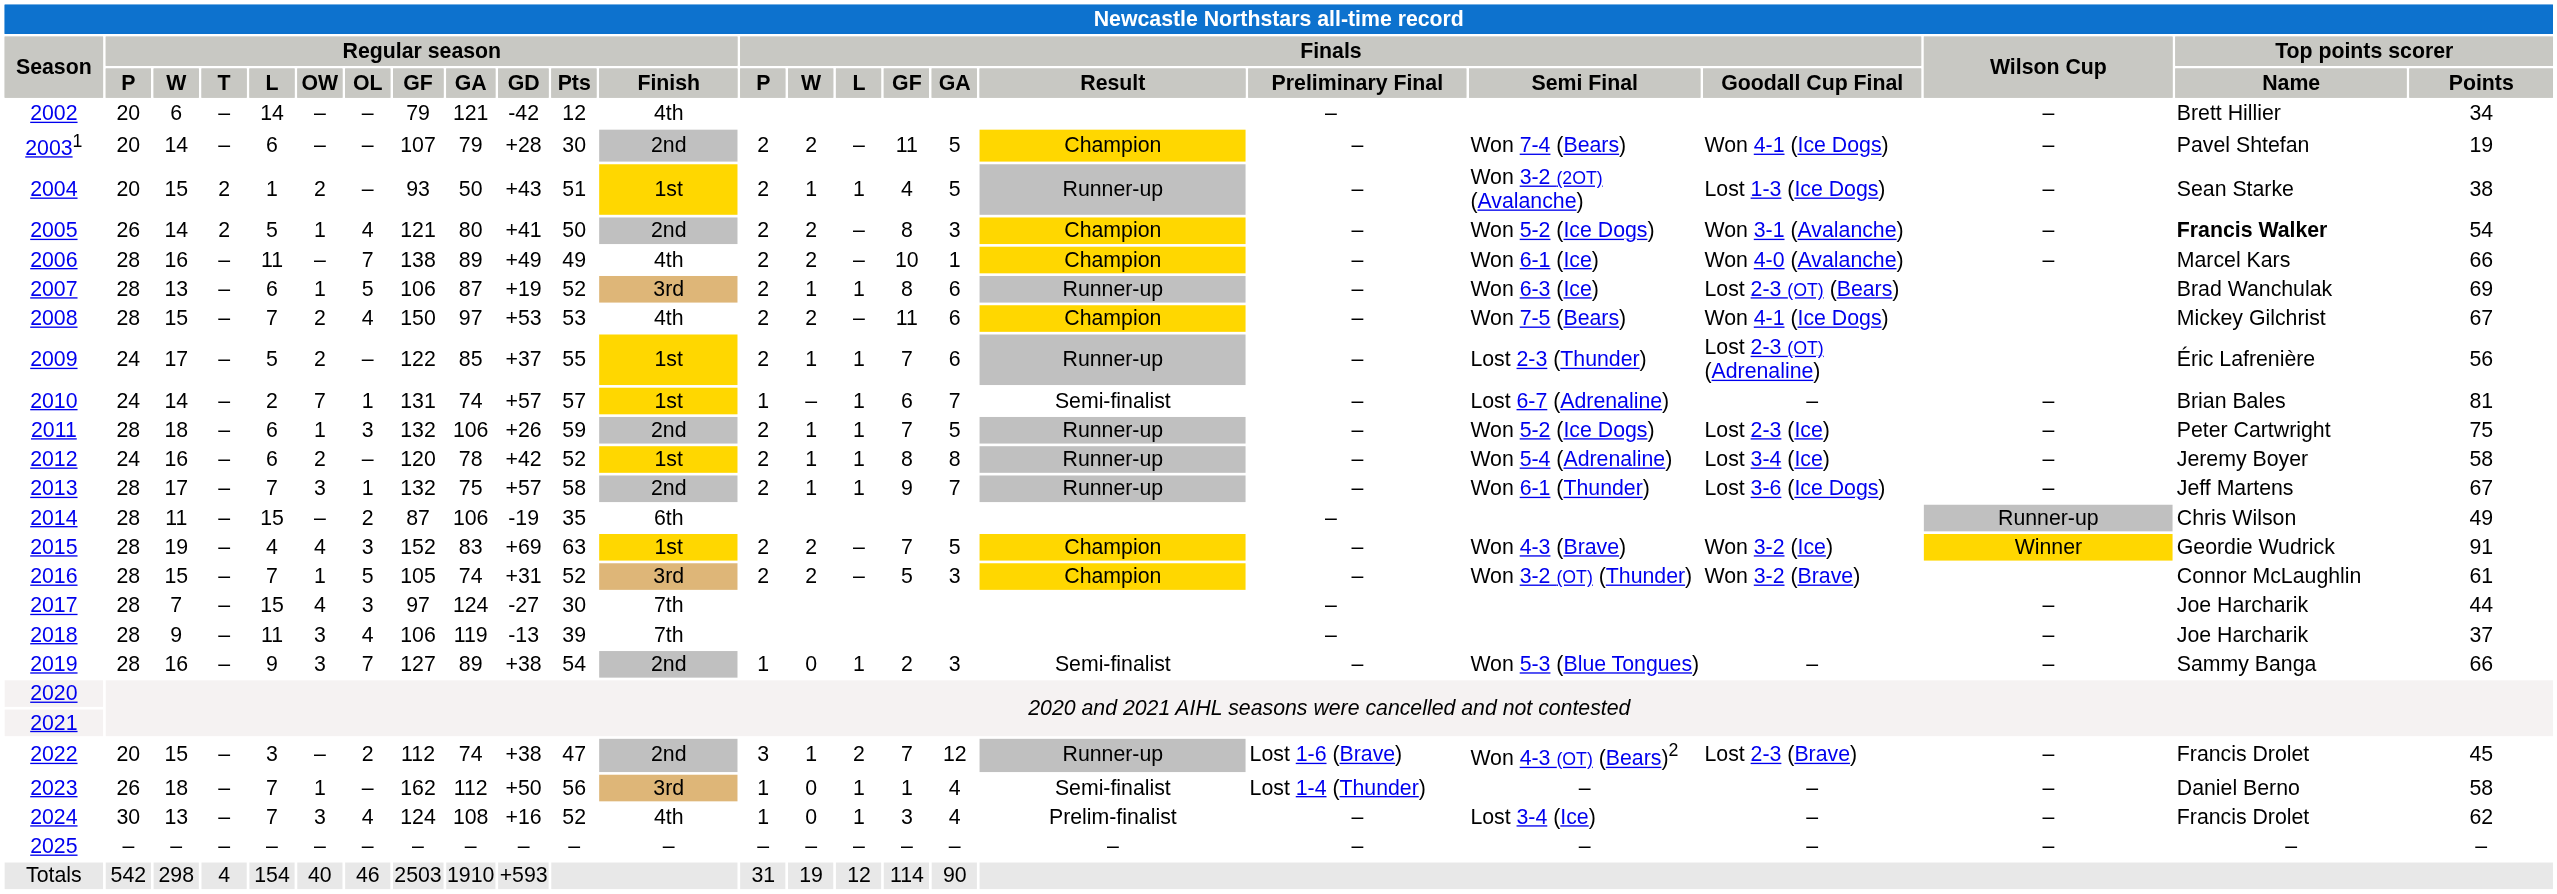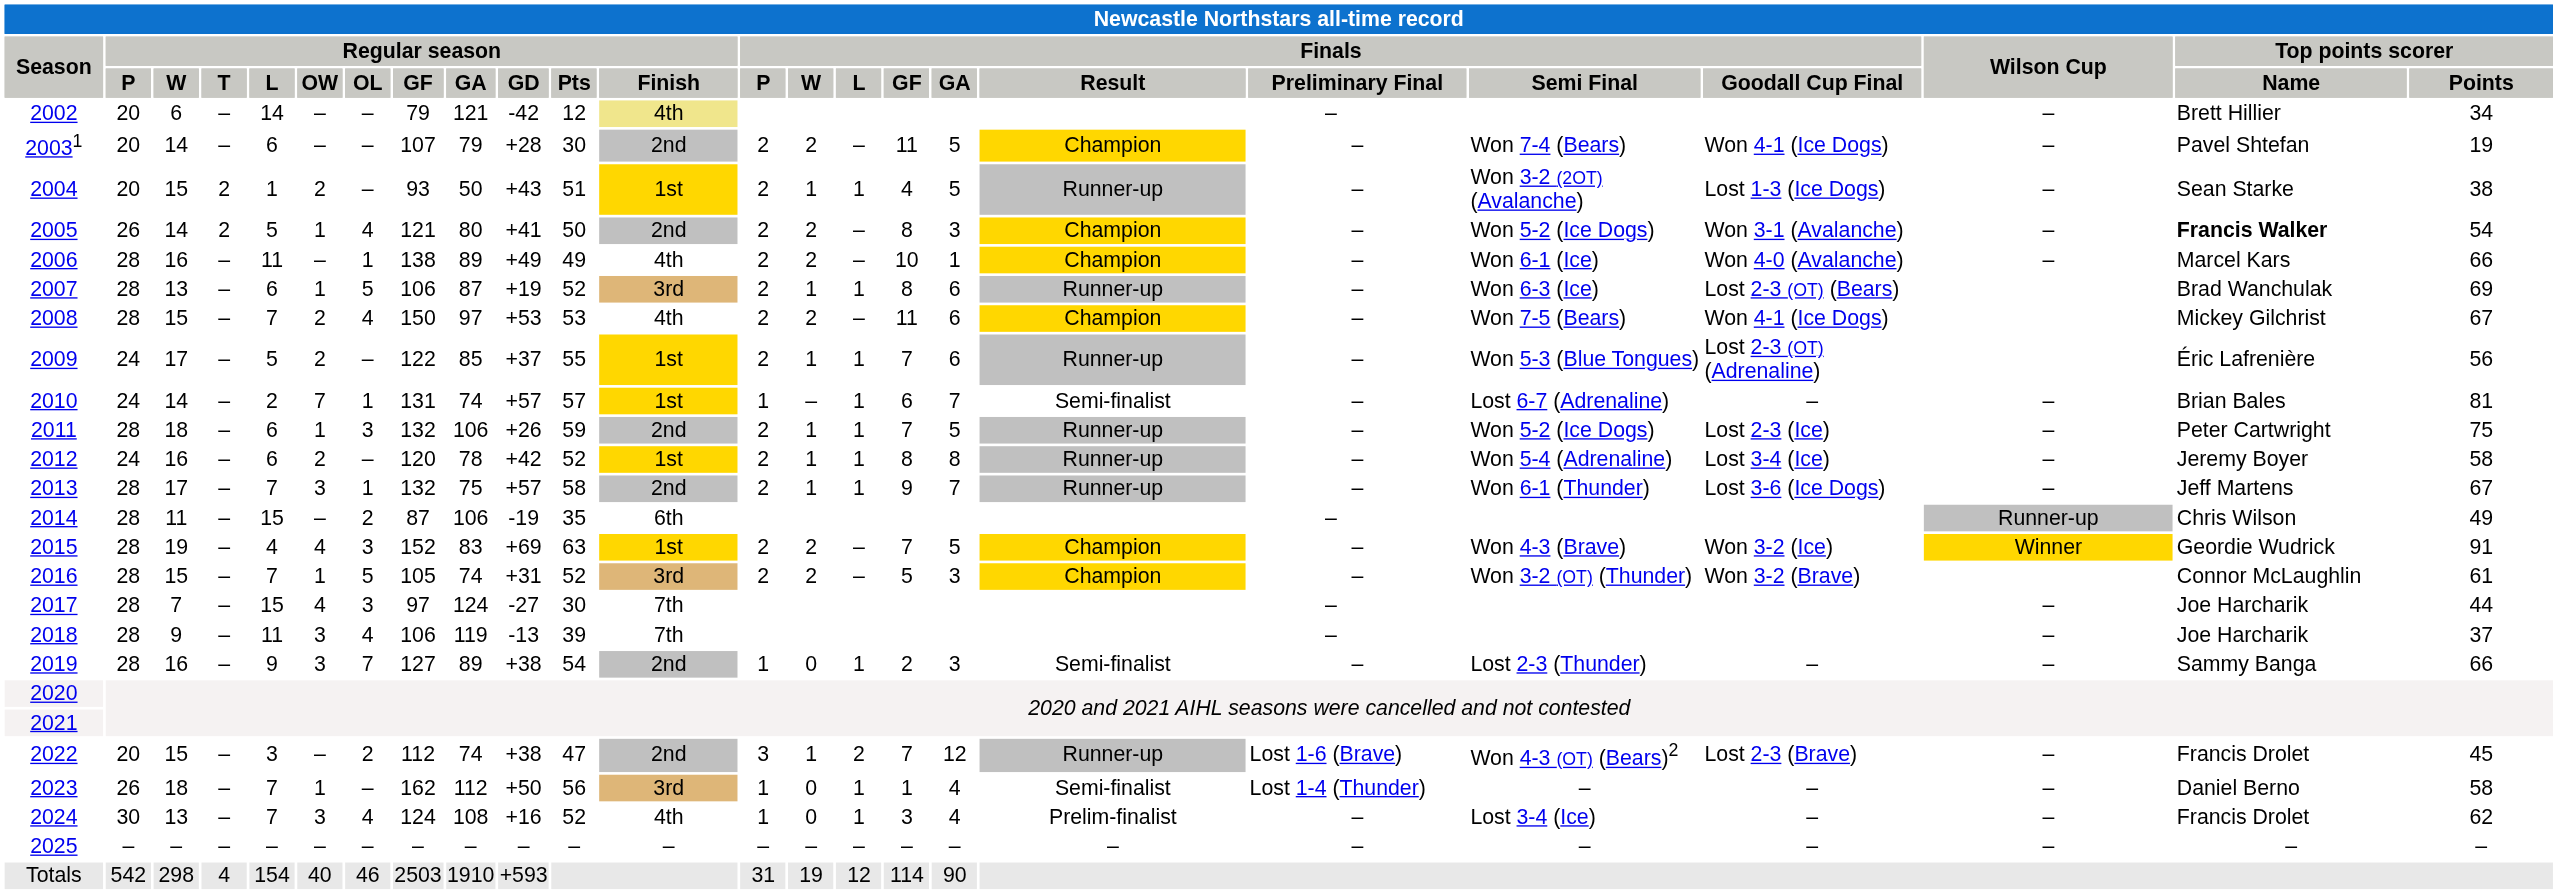(669, 113) no background -> (669, 113) khaki background
(368, 260) 7 -> (368, 260) 1
(1559, 360) Lost 2-3 (Thunder) -> (1585, 360) Won 5-3 (Blue Tongues)
(1585, 664) Won 5-3 (Blue Tongues) -> (1559, 664) Lost 2-3 (Thunder)
